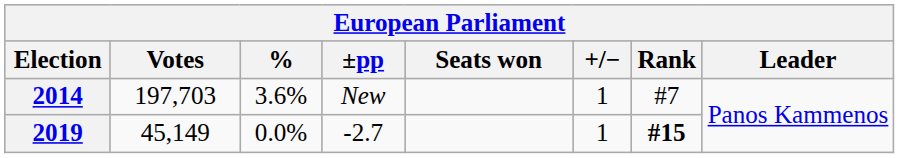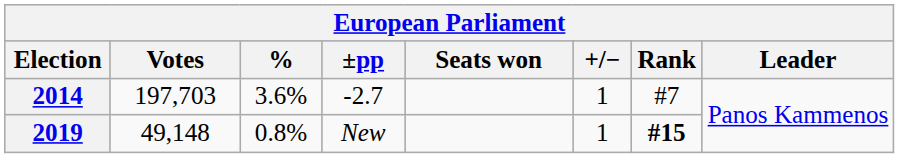(363, 96) New -> (363, 96) -2.7
(175, 132) 45,149 -> (175, 132) 49,148
(281, 132) 0.0% -> (281, 132) 0.8%
(363, 132) -2.7 -> (363, 132) New
